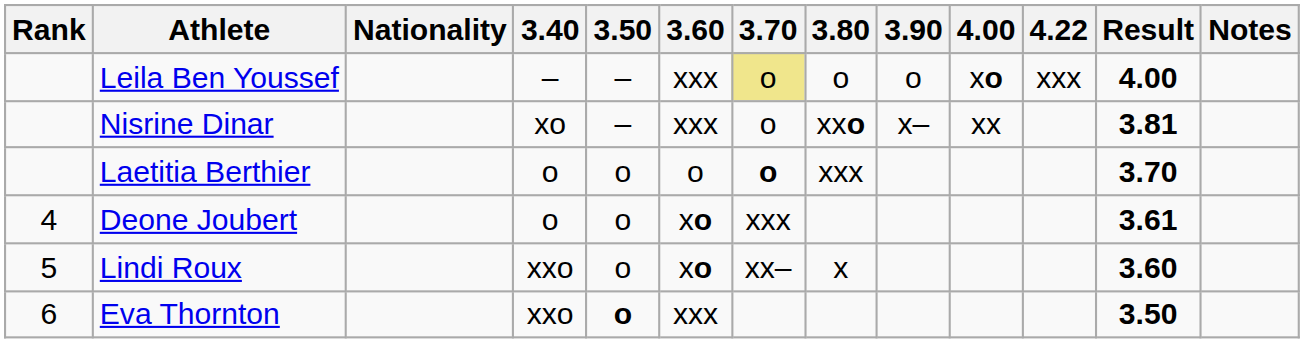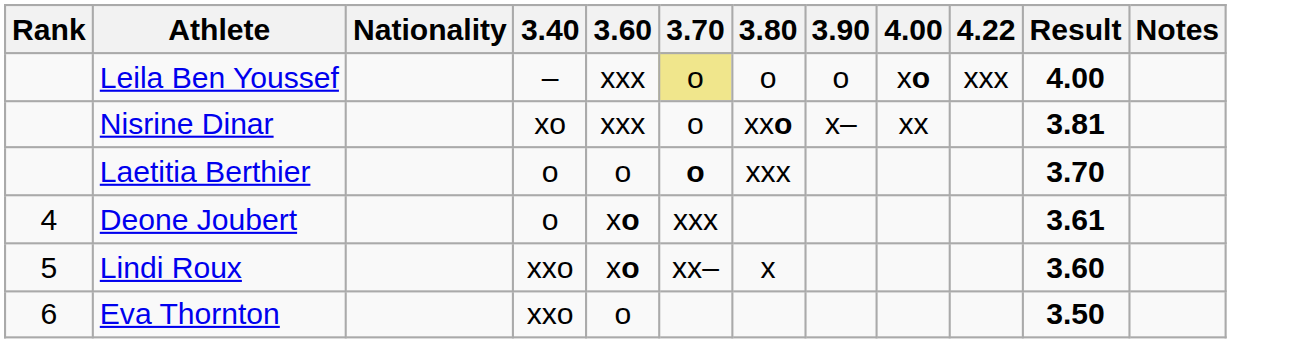- column: (623, 29)
(695, 314) xxx -> (623, 314) o
